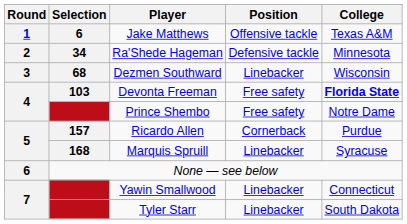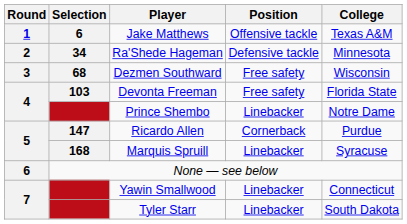(274, 73) Linebacker -> (274, 73) Free safety
(362, 92) bold -> (362, 92) normal
(274, 112) Free safety -> (274, 112) Linebacker
(79, 131) 157 -> (79, 131) 147
